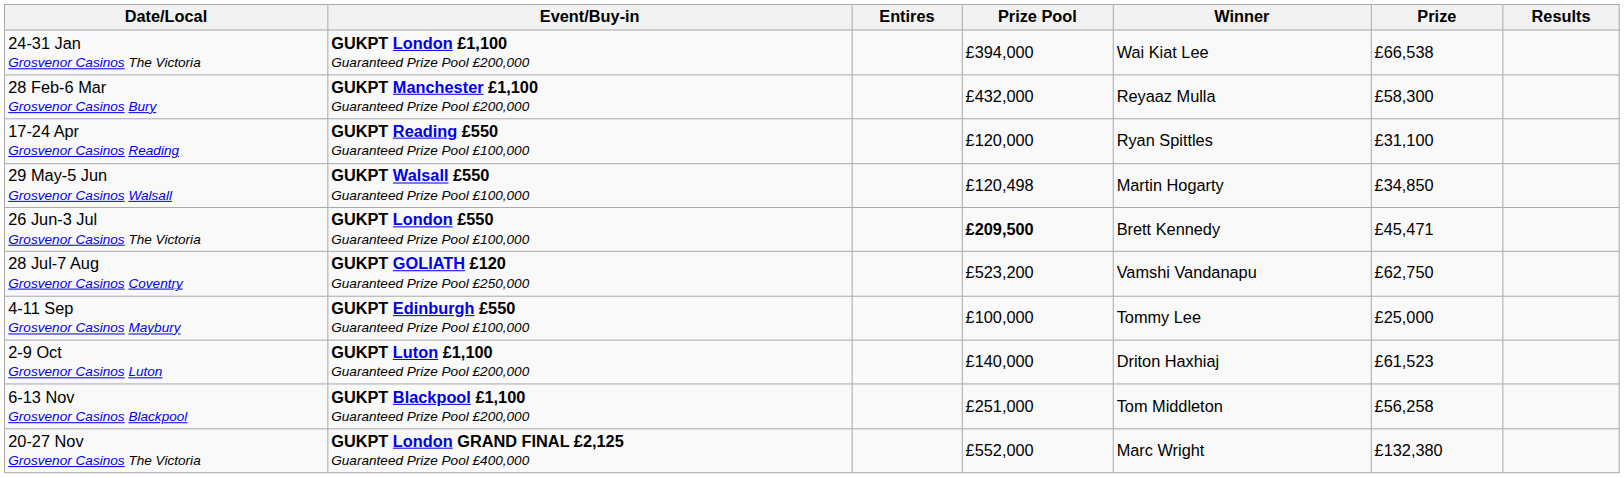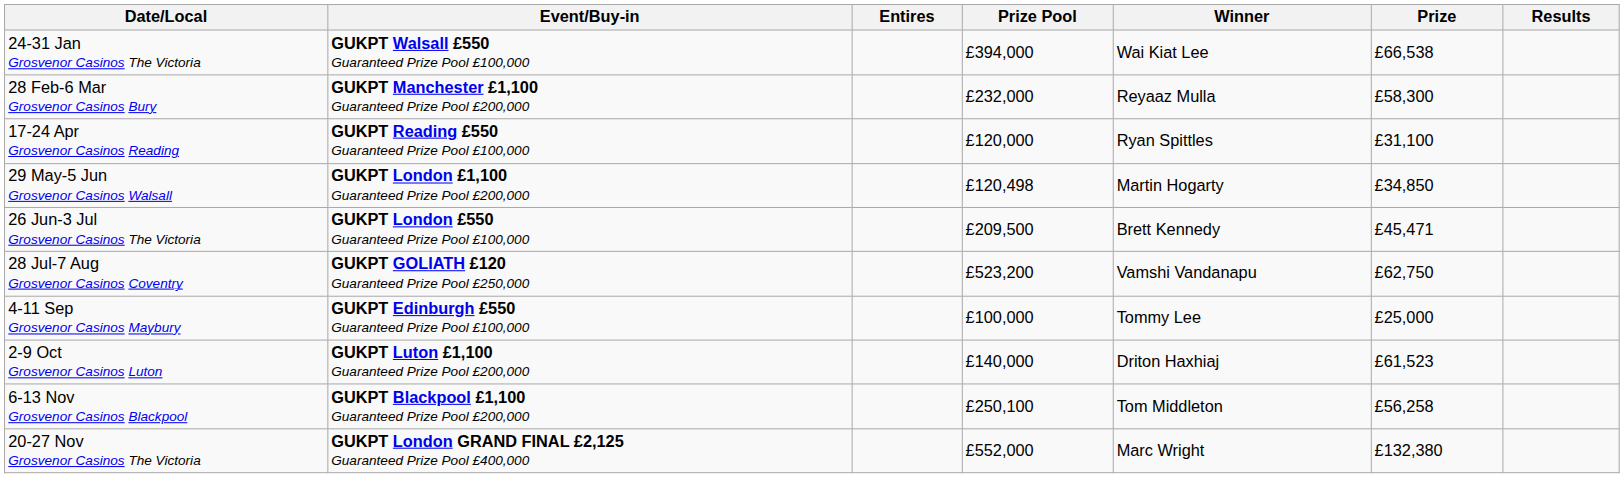(430, 52) GUKPT London £1,100 Guaranteed Prize Pool £200,000 -> (430, 52) GUKPT Walsall £550 Guaranteed Prize Pool £100,000
(1000, 96) £432,000 -> (1000, 96) £232,000
(430, 185) GUKPT Walsall £550 Guaranteed Prize Pool £100,000 -> (430, 185) GUKPT London £1,100 Guaranteed Prize Pool £200,000
(1000, 229) bold -> (1000, 229) normal
(1000, 406) £251,000 -> (1000, 406) £250,100
